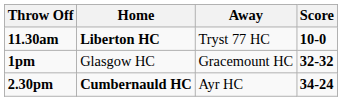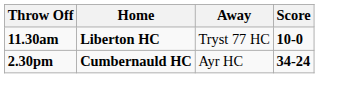- row: (21, 61)
